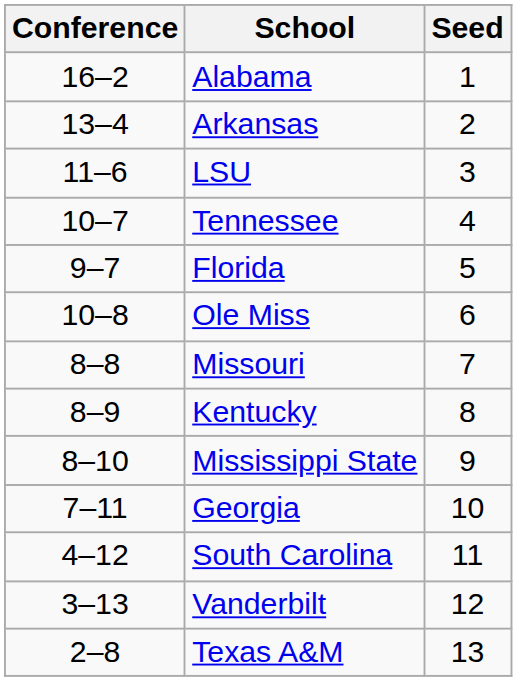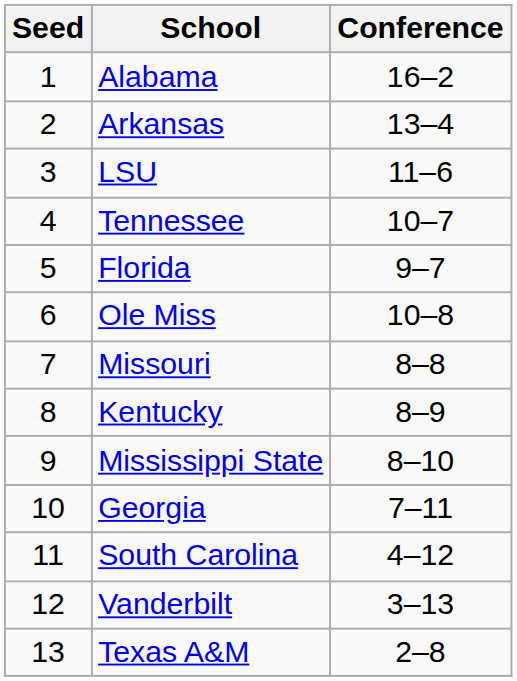columns swapped: (468, 28) <-> (95, 28)
